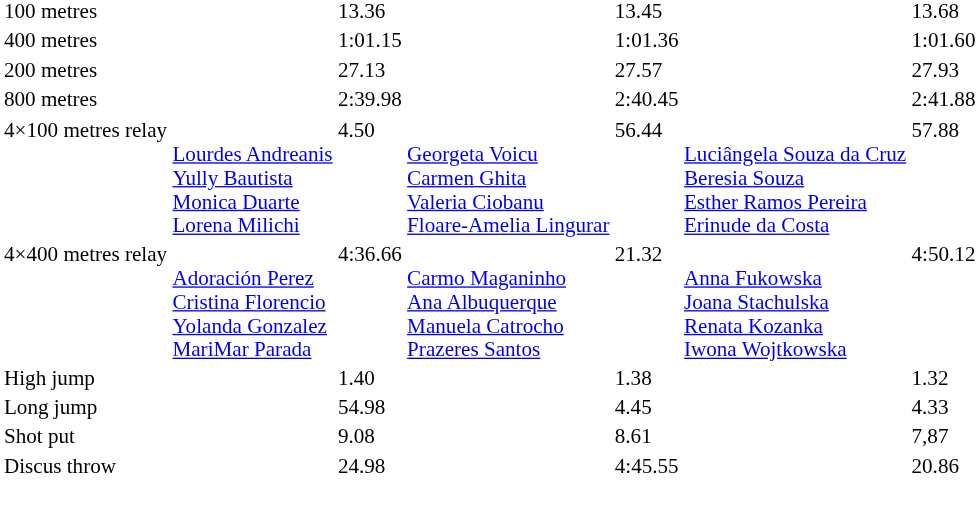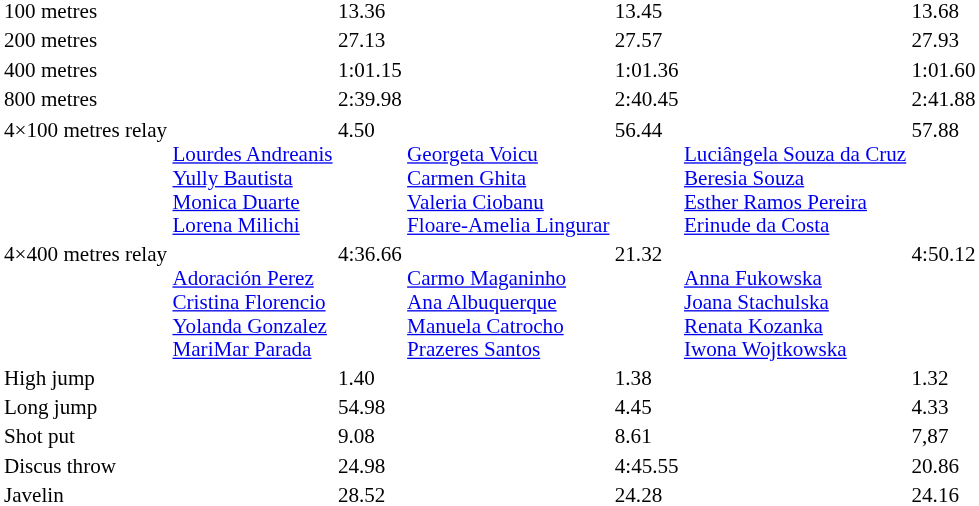rows swapped: (51, 69) <-> (51, 40)
+ row: (34, 494)
